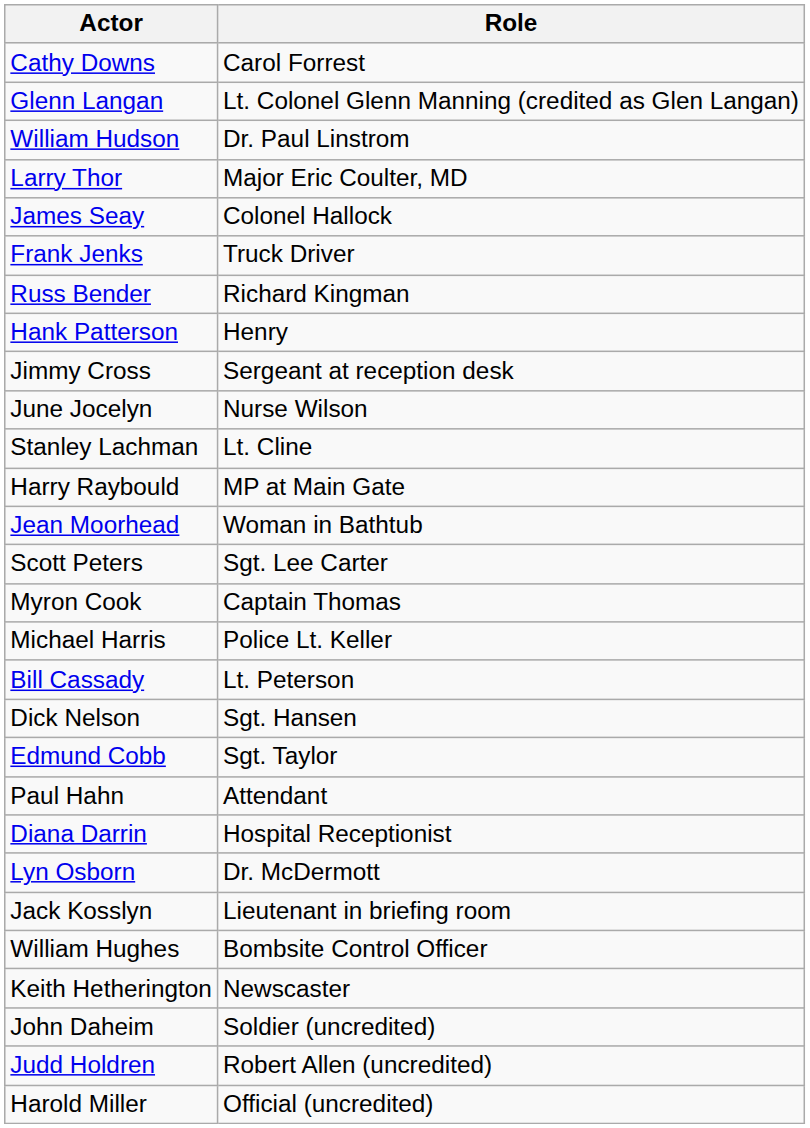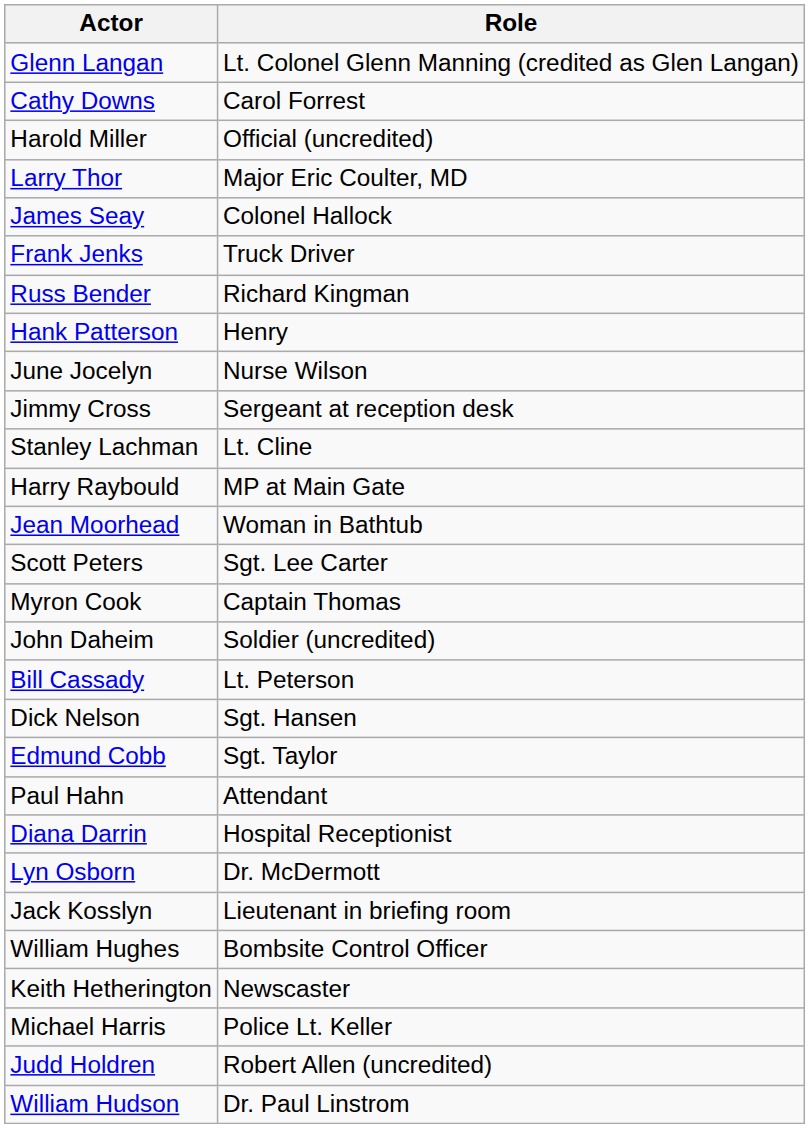rows swapped: (87, 100) <-> (83, 62)
rows swapped: (95, 139) <-> (79, 1103)
rows swapped: (81, 370) <-> (81, 409)
rows swapped: (88, 640) <-> (82, 1026)
